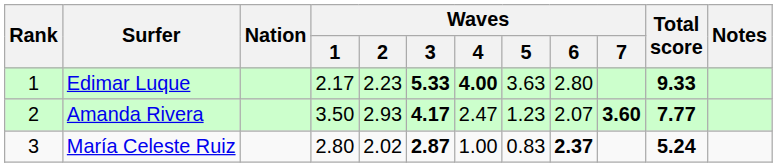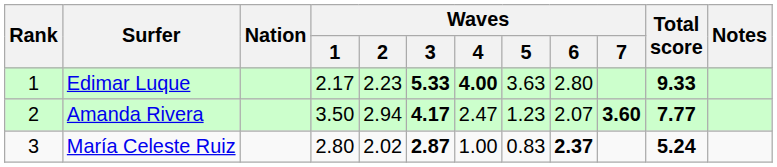(383, 114) 2.93 -> (383, 114) 2.94
